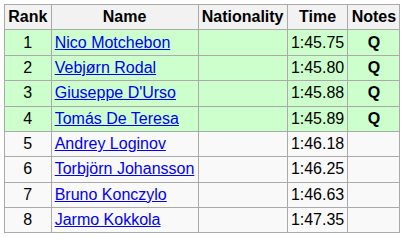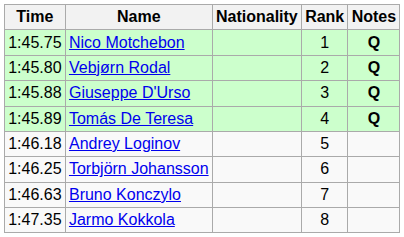columns swapped: (28, 17) <-> (318, 17)
